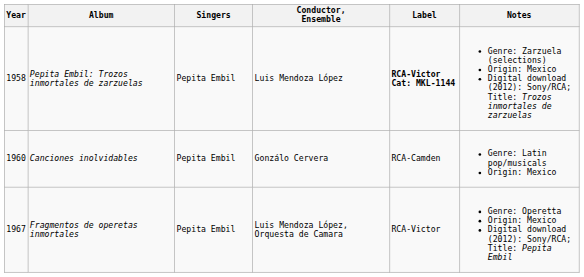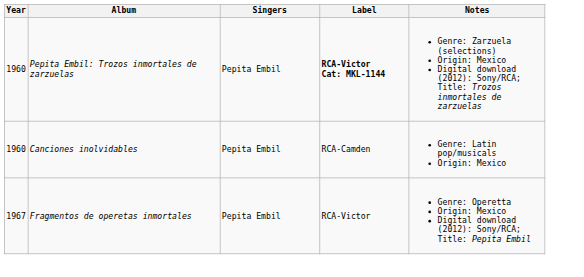- column: (321, 16)
(16, 79) 1958 -> (16, 70) 1960
